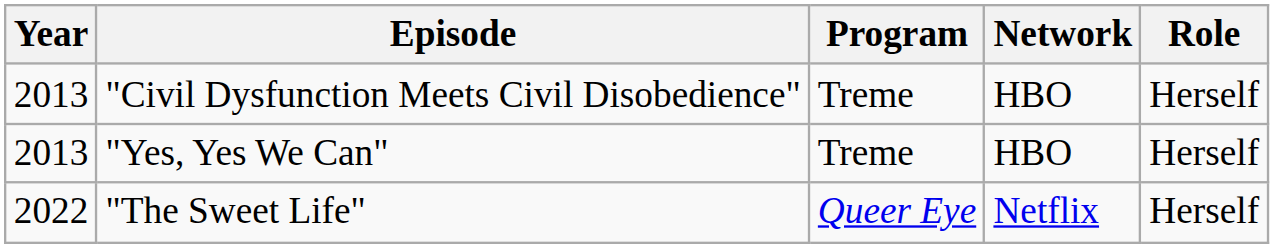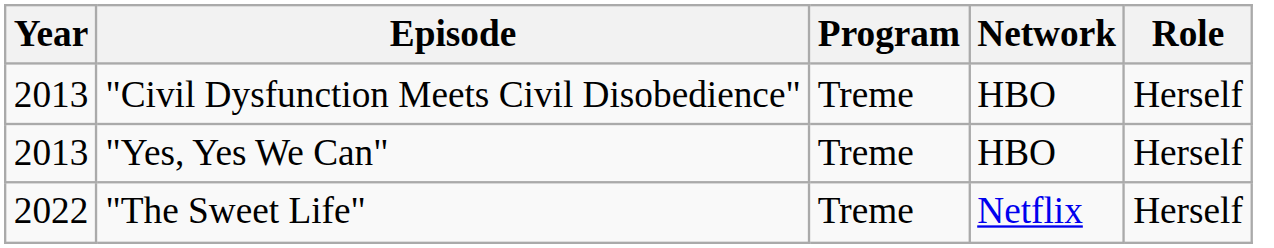(897, 211) Queer Eye -> (866, 211) Treme
